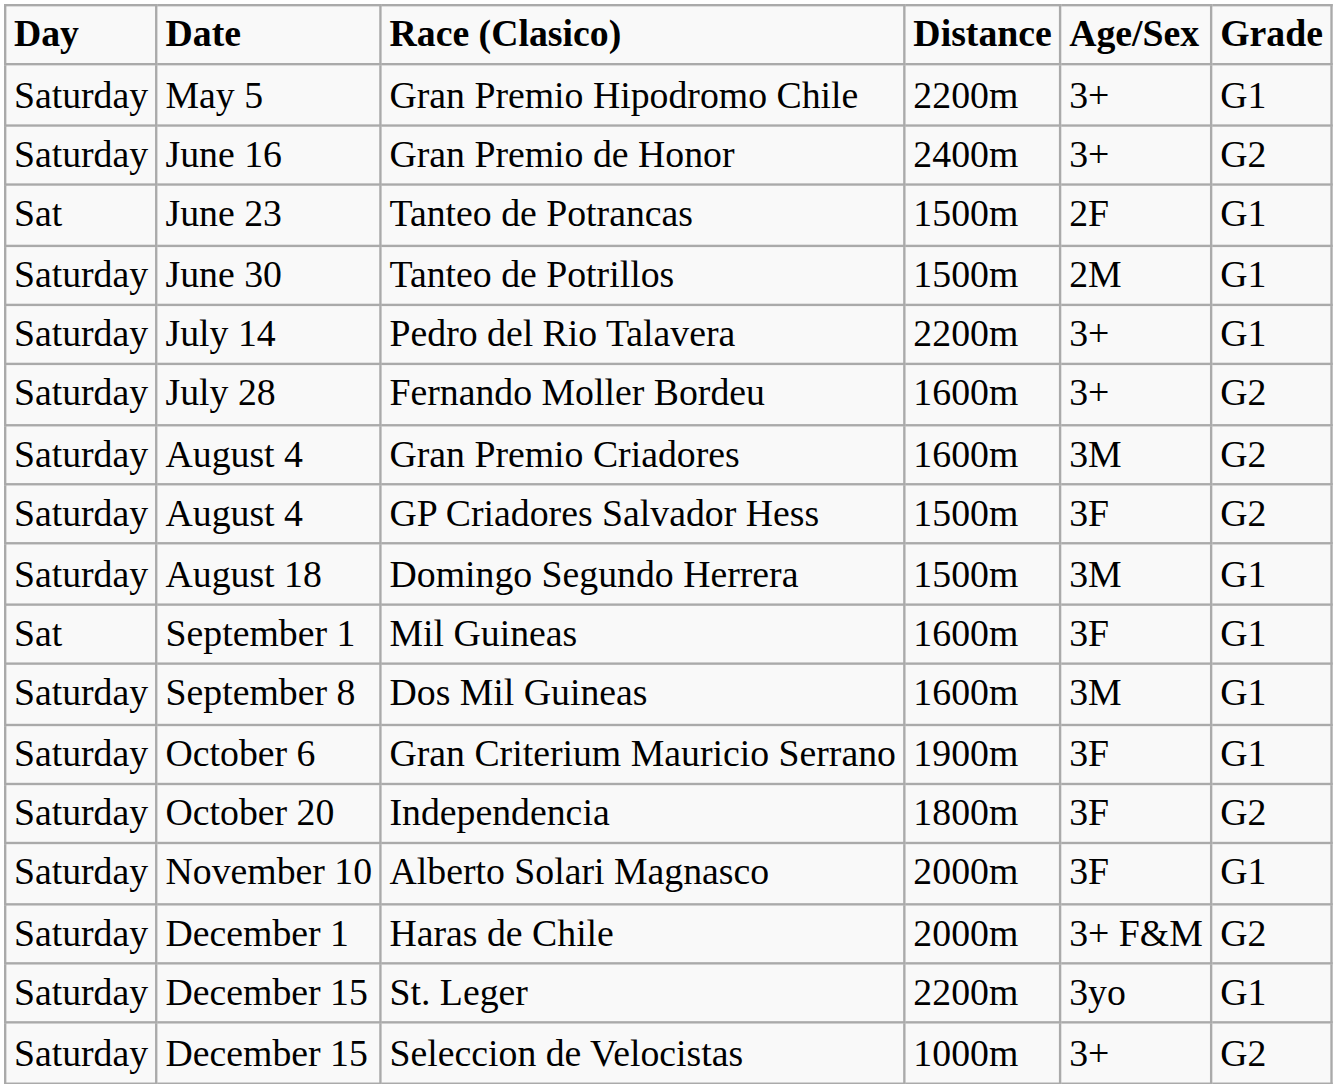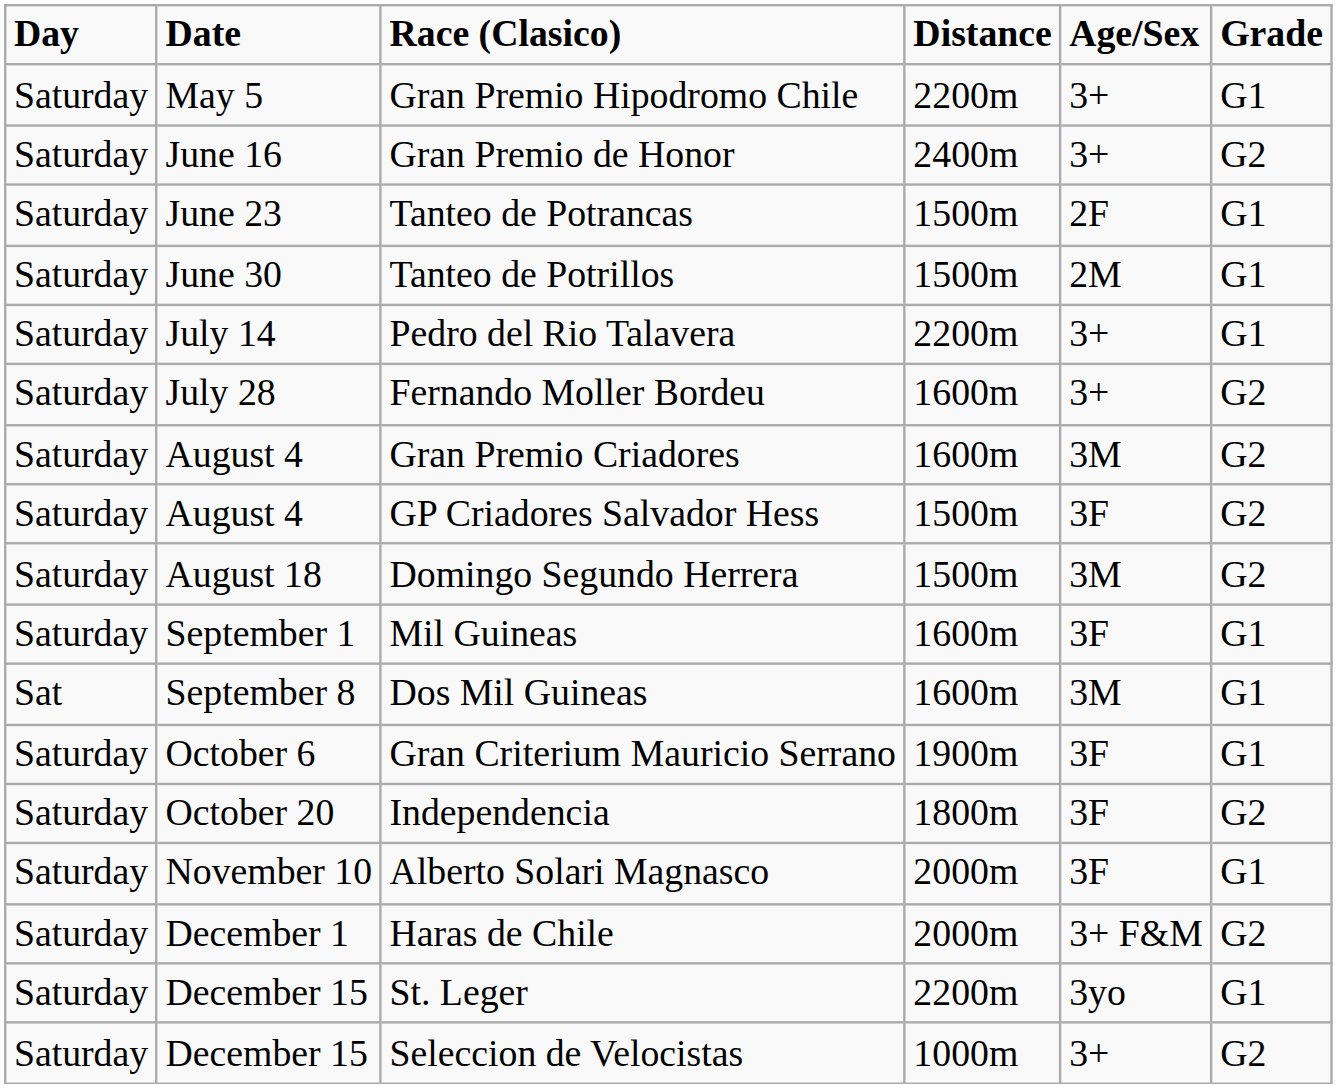(38, 214) Sat -> (81, 214) Saturday
(1243, 573) G1 -> (1243, 573) G2
(38, 633) Sat -> (81, 633) Saturday
(81, 693) Saturday -> (38, 693) Sat
